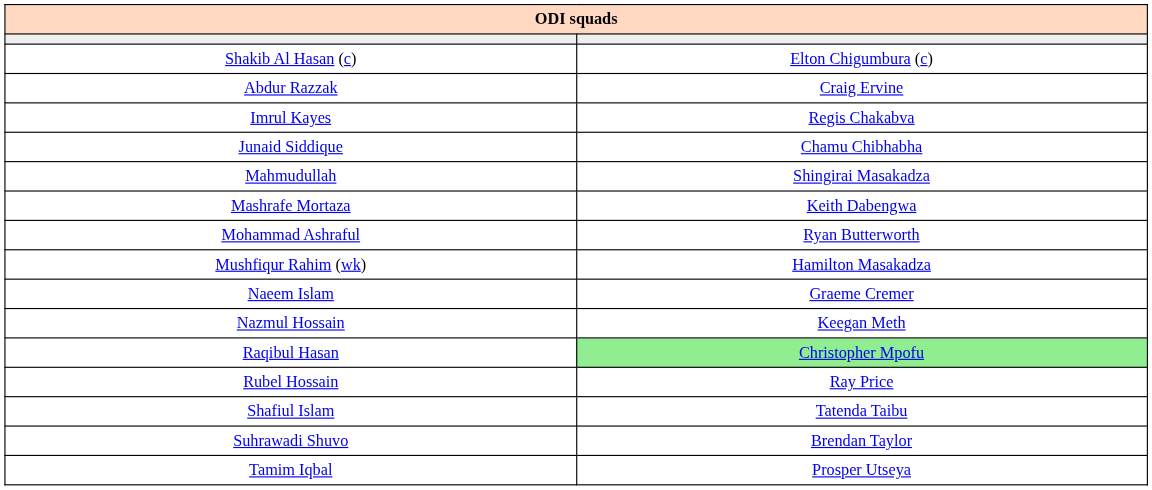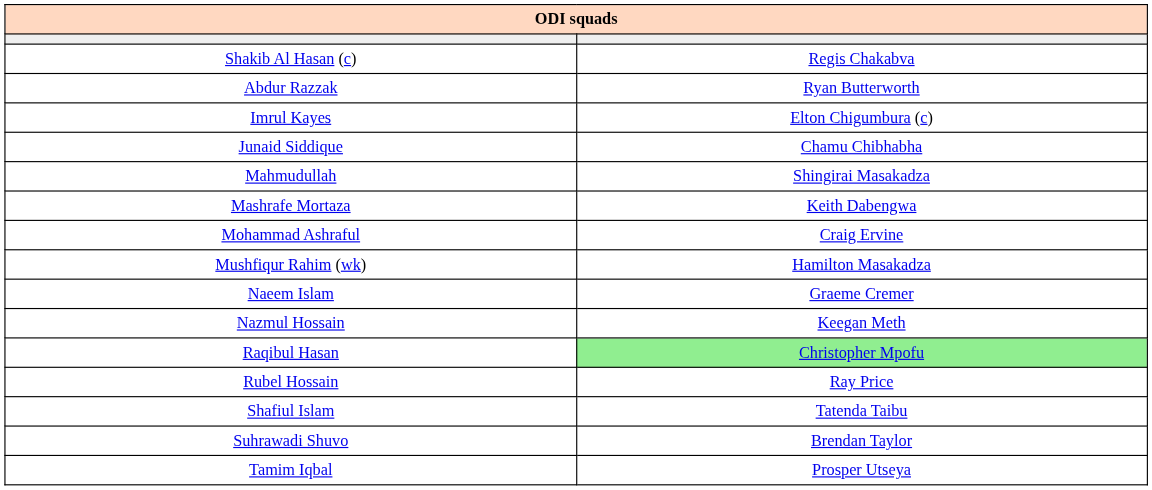(862, 58) Elton Chigumbura (c) -> (862, 58) Regis Chakabva
(862, 88) Craig Ervine -> (862, 88) Ryan Butterworth
(862, 117) Regis Chakabva -> (862, 117) Elton Chigumbura (c)
(862, 235) Ryan Butterworth -> (862, 235) Craig Ervine
